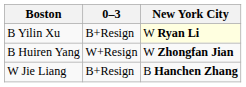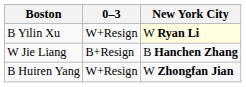(110, 33) B+Resign -> (111, 33) W+Resign
rows swapped: (37, 71) <-> (43, 52)
